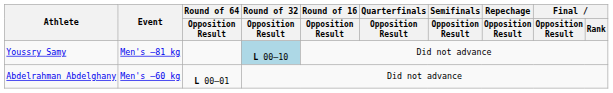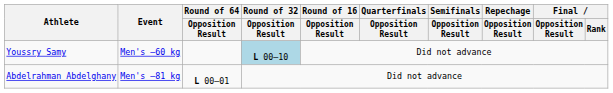(150, 52) Men's –81 kg -> (150, 52) Men's –60 kg
(150, 76) Men's –60 kg -> (150, 76) Men's –81 kg
